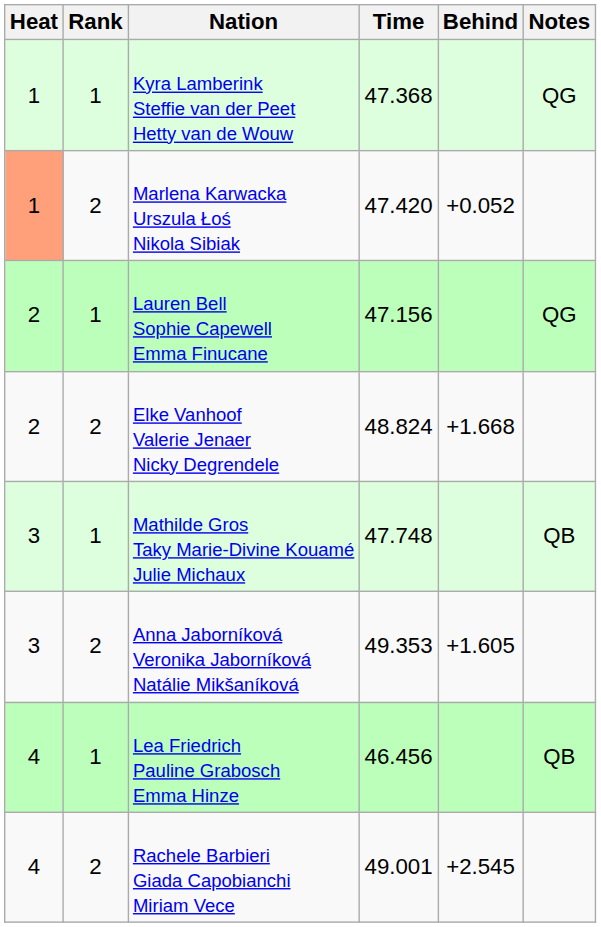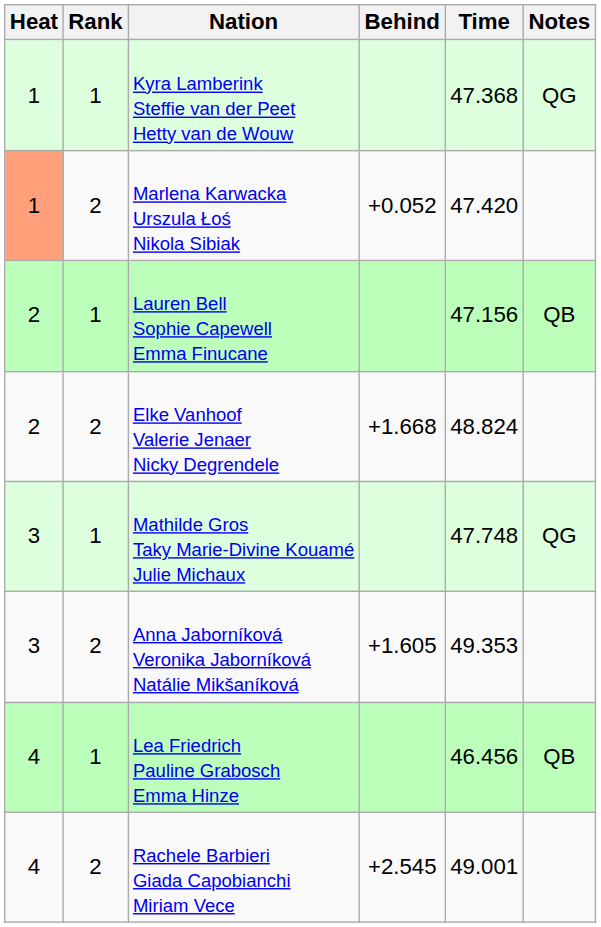columns swapped: (399, 22) <-> (481, 22)
(559, 315) QG -> (559, 315) QB
(559, 536) QB -> (559, 536) QG
